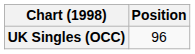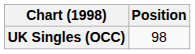(159, 37) 96 -> (159, 37) 98
